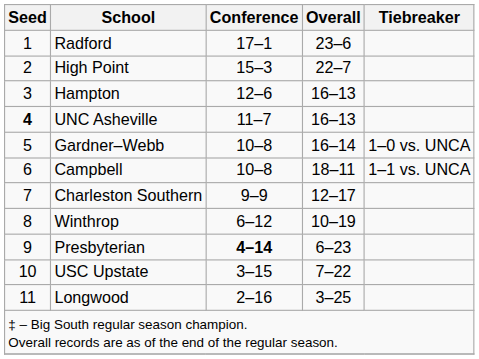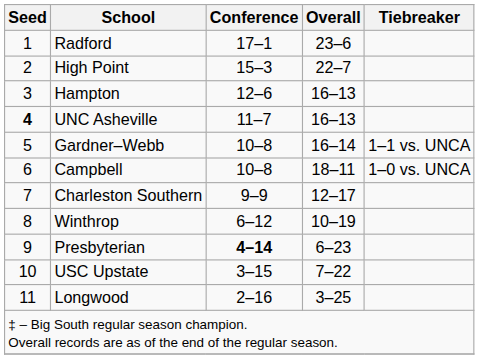(419, 145) 1–0 vs. UNCA -> (419, 145) 1–1 vs. UNCA
(419, 171) 1–1 vs. UNCA -> (419, 171) 1–0 vs. UNCA
